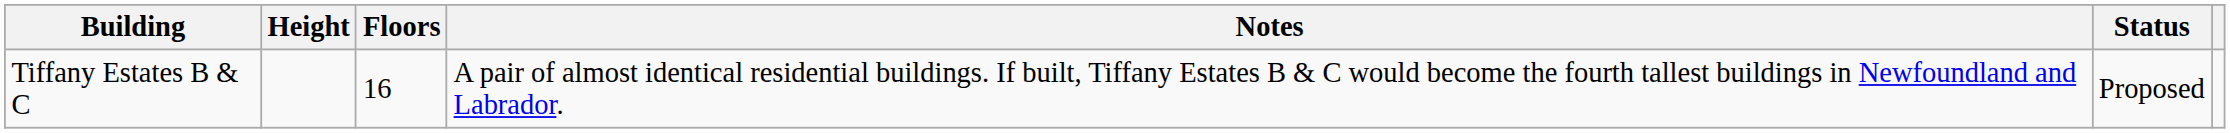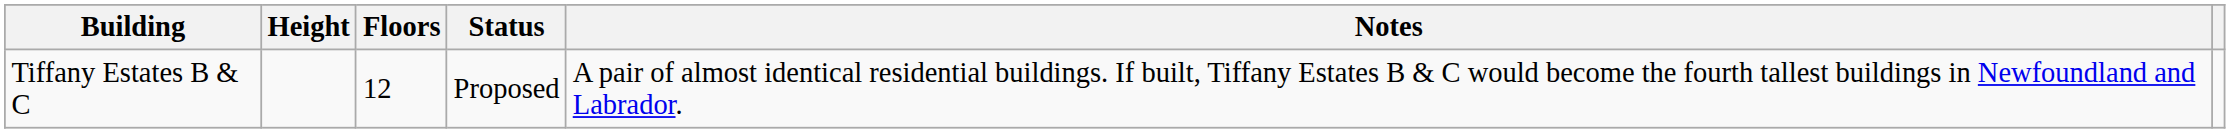columns swapped: (2152, 27) <-> (1270, 27)
(377, 88) 16 -> (377, 88) 12
